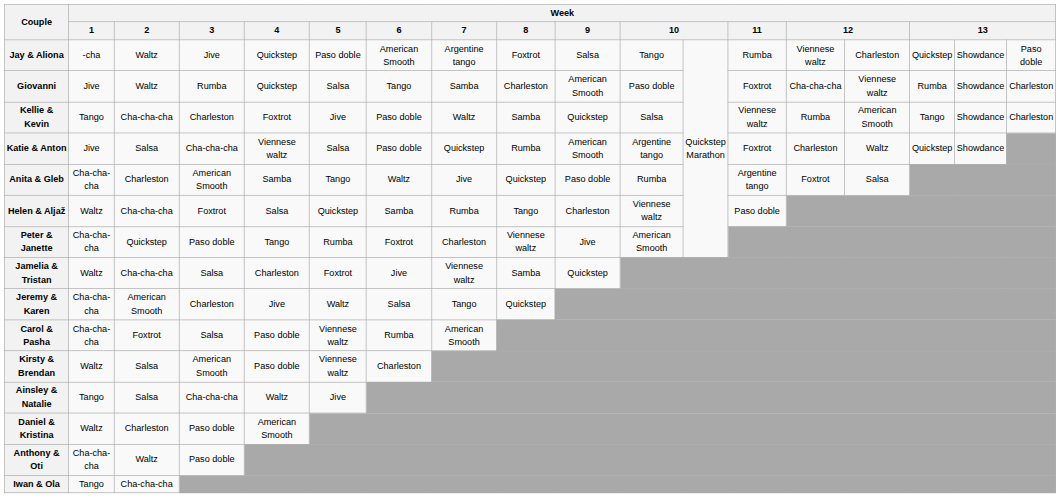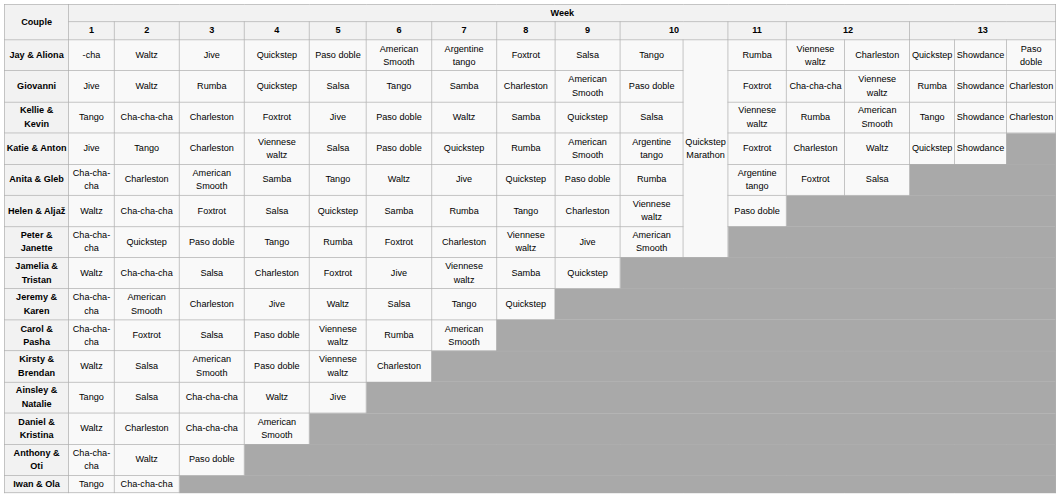(147, 148) Salsa -> (147, 148) Tango
(212, 148) Cha-cha-cha -> (212, 148) Charleston
(212, 428) Paso doble -> (212, 428) Cha-cha-cha
